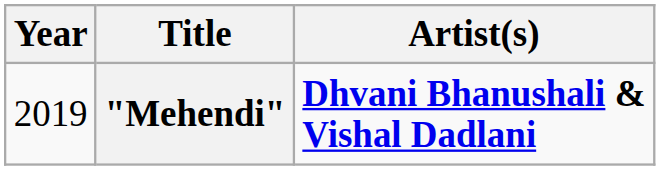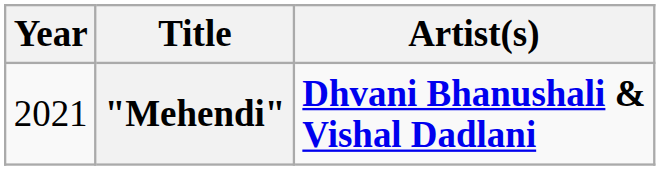(51, 113) 2019 -> (51, 113) 2021
